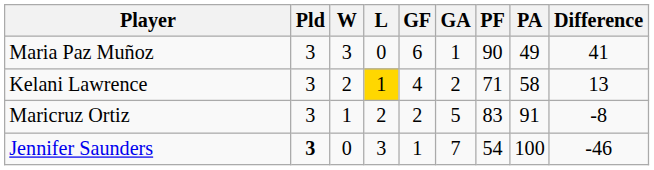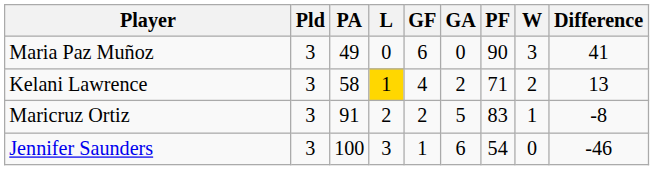columns swapped: (347, 20) <-> (530, 20)
(456, 52) 1 -> (461, 52) 0
(310, 148) bold -> (310, 148) normal
(456, 148) 7 -> (461, 148) 6
